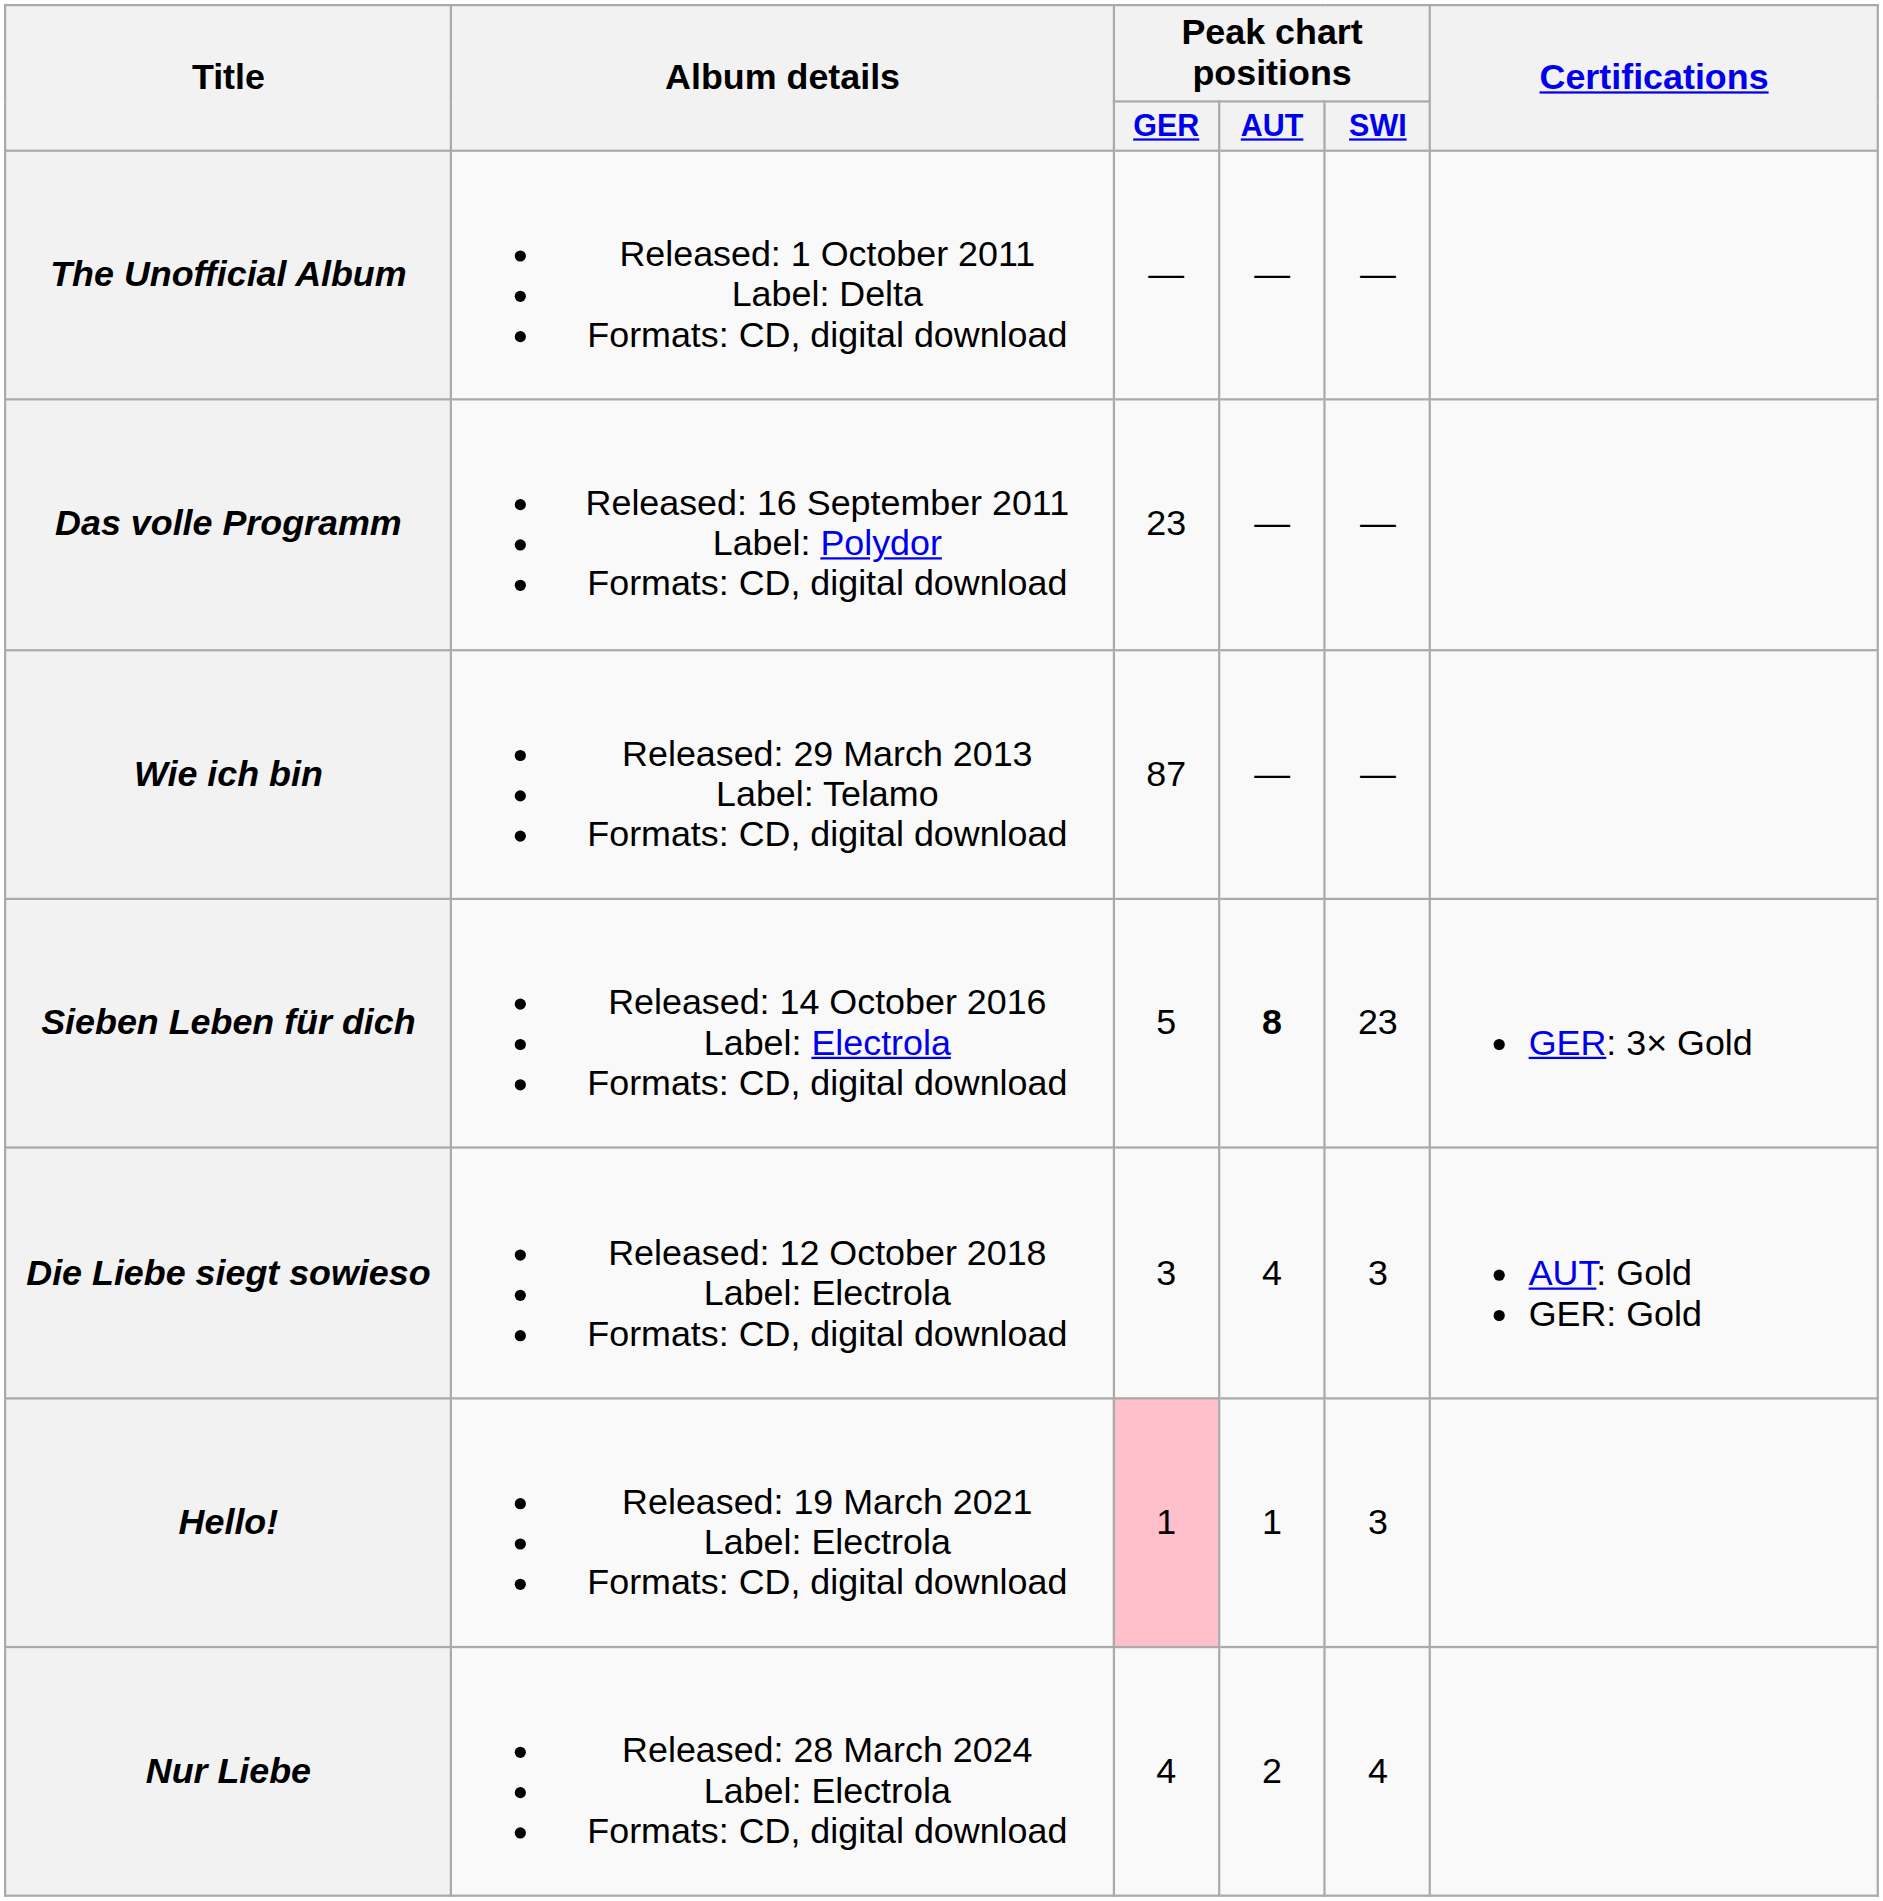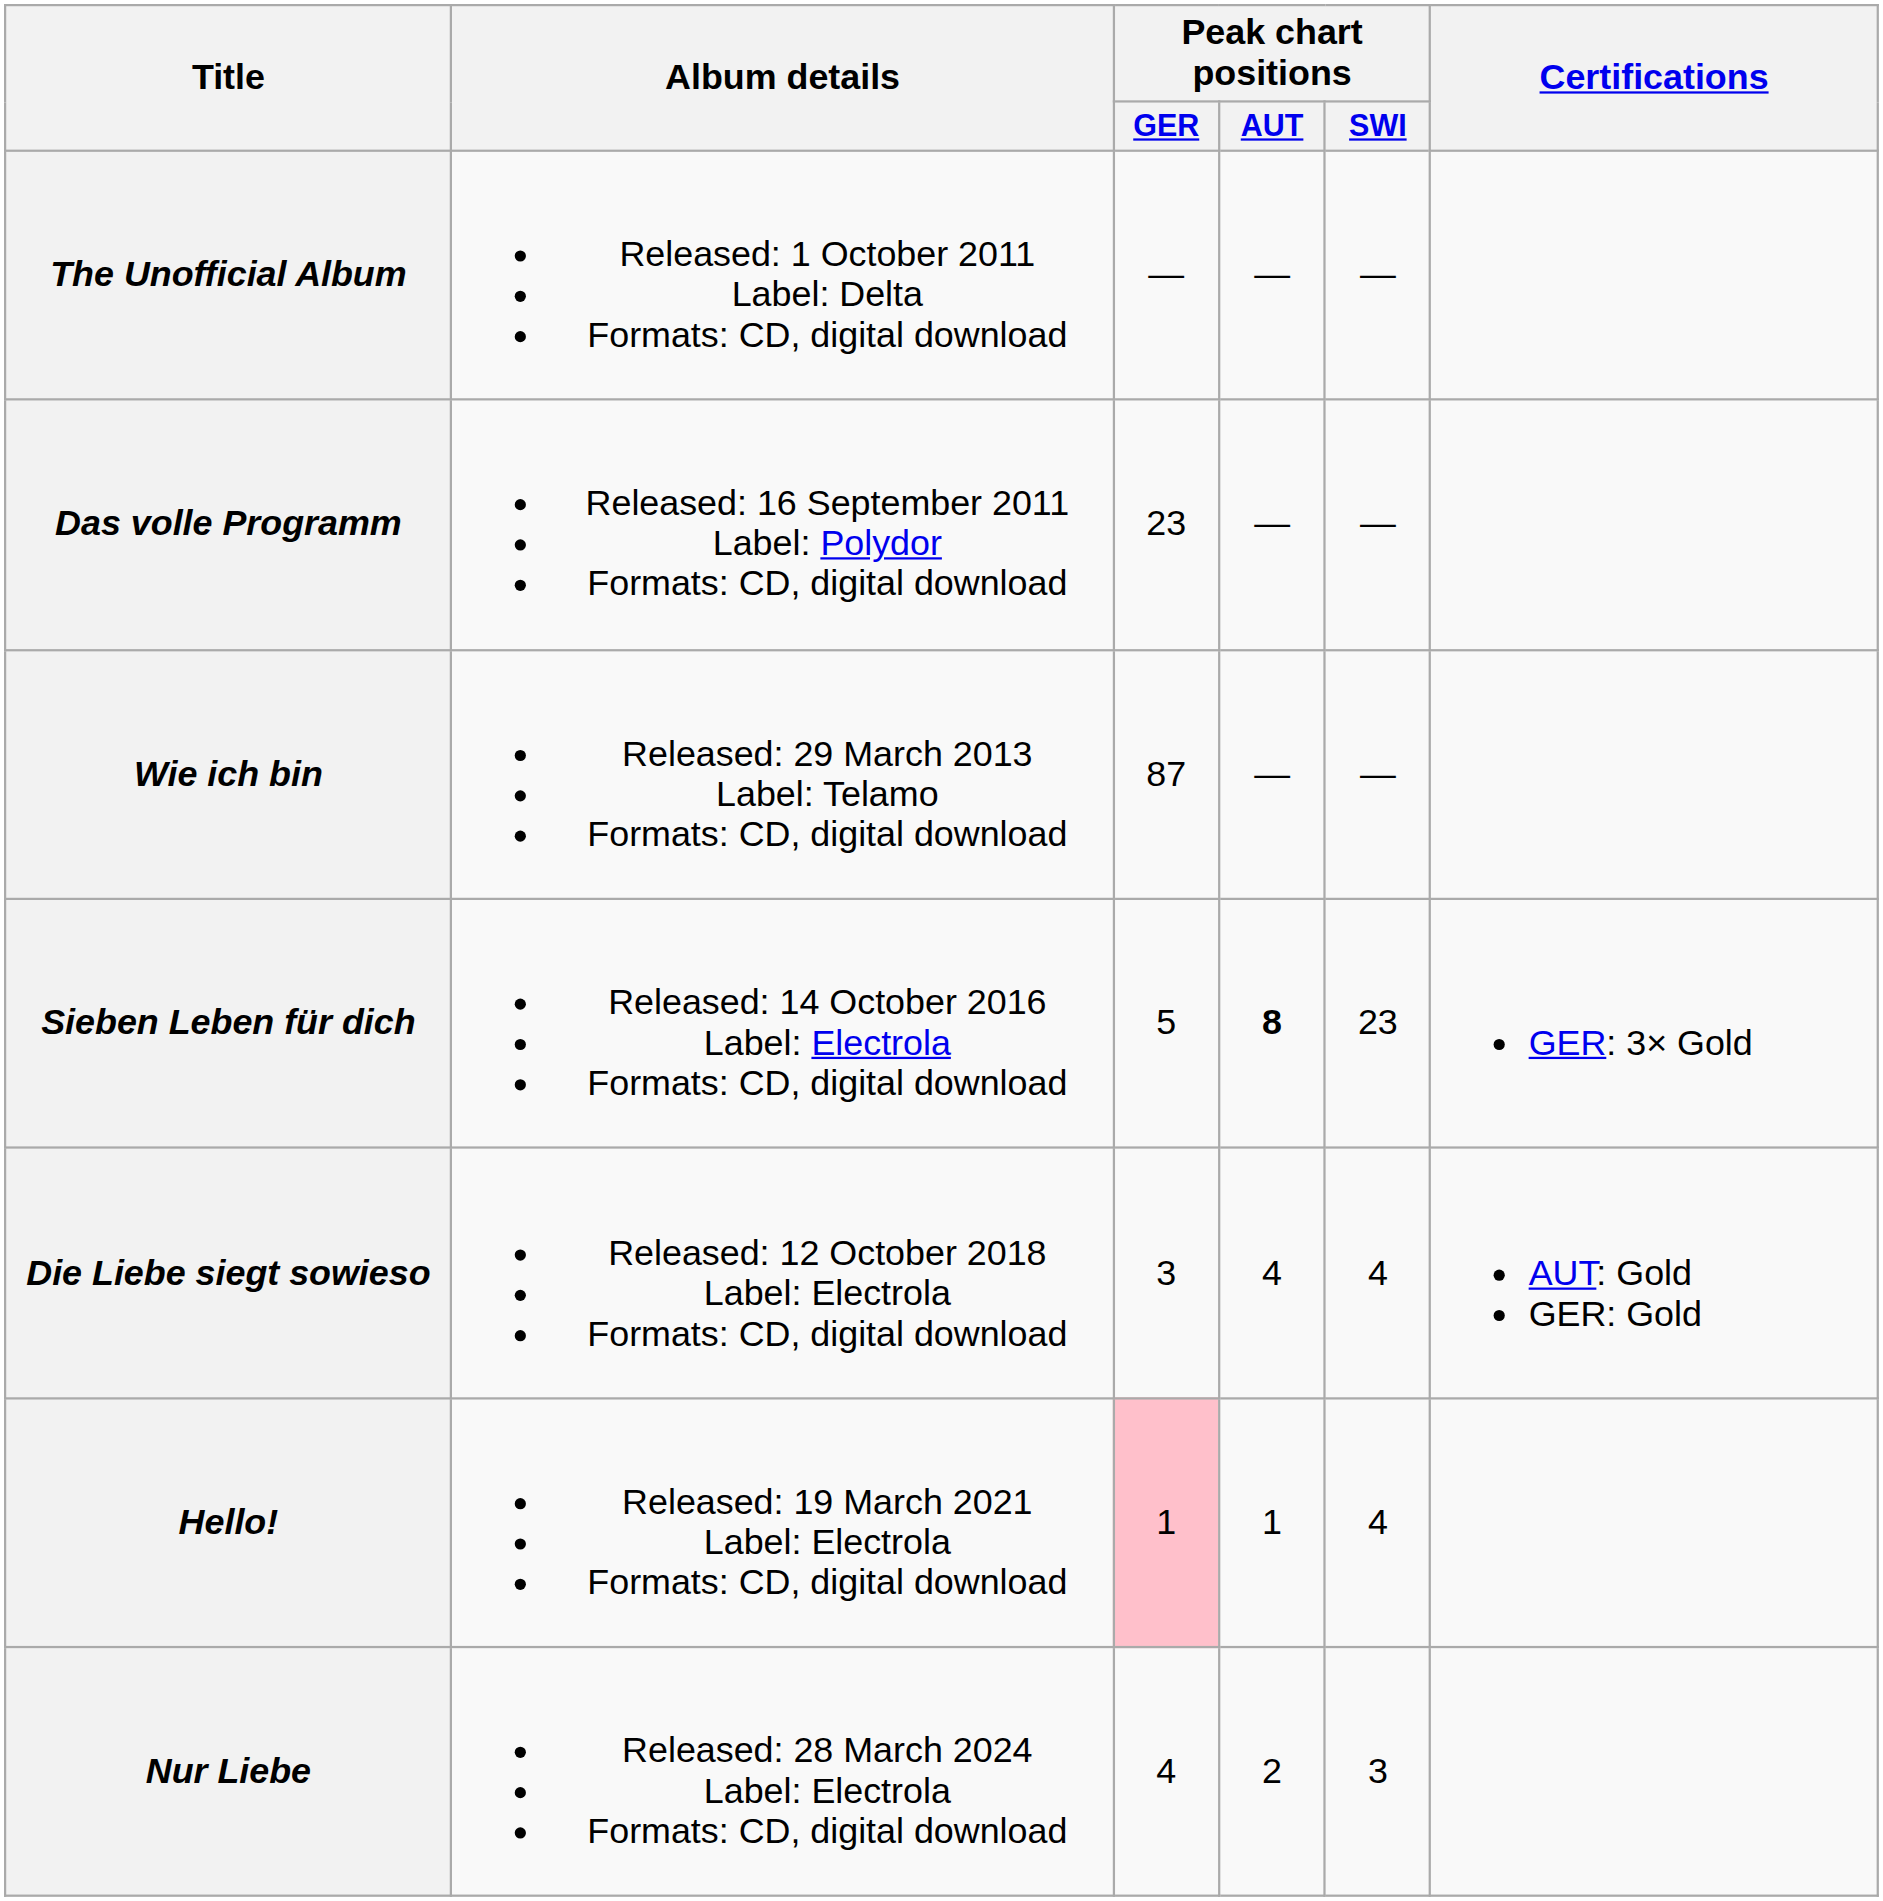(1378, 1272) 3 -> (1378, 1272) 4
(1378, 1521) 3 -> (1378, 1521) 4
(1378, 1771) 4 -> (1378, 1771) 3
